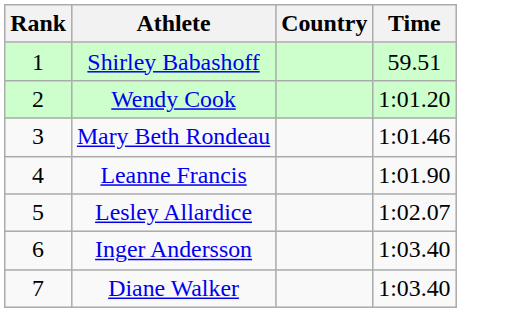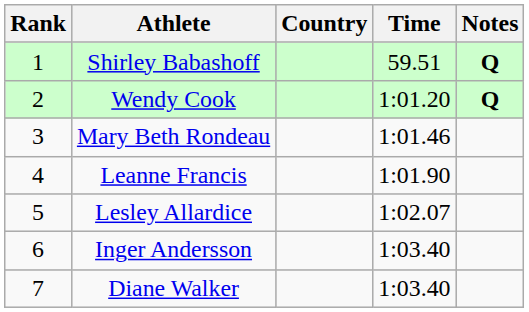+ column: (490, 23)
